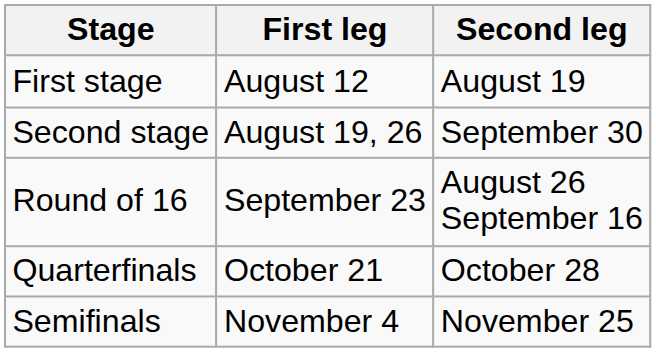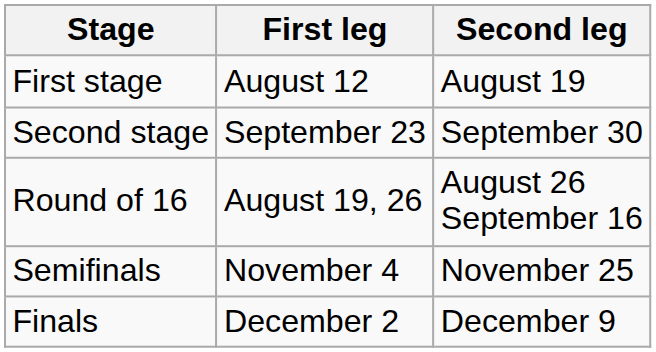(323, 132) August 19, 26 -> (325, 132) September 23
(325, 201) September 23 -> (323, 201) August 19, 26
- row: (104, 270)
+ row: (55, 321)
